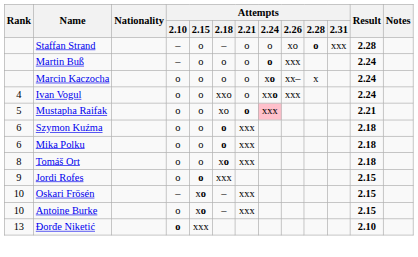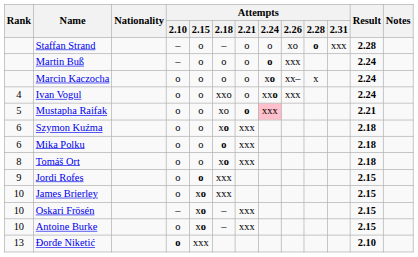(224, 128) o -> (224, 128) xo
+ row: (67, 194)
